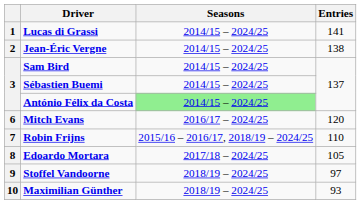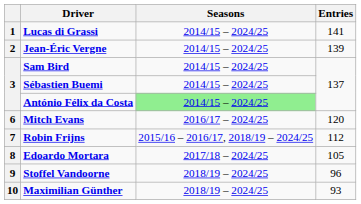(336, 48) 138 -> (336, 48) 139
(336, 137) 110 -> (336, 137) 112
(336, 173) 97 -> (336, 173) 96
